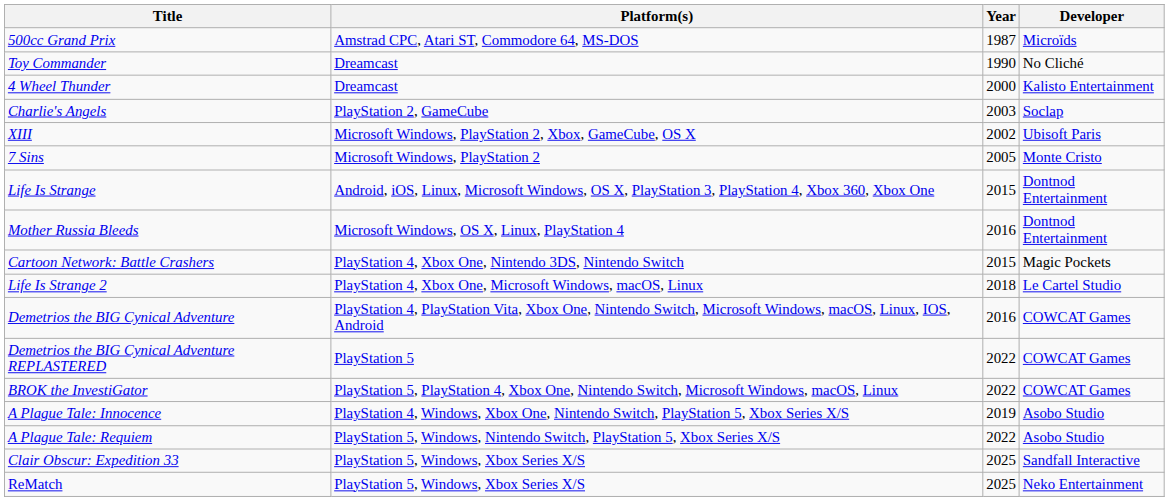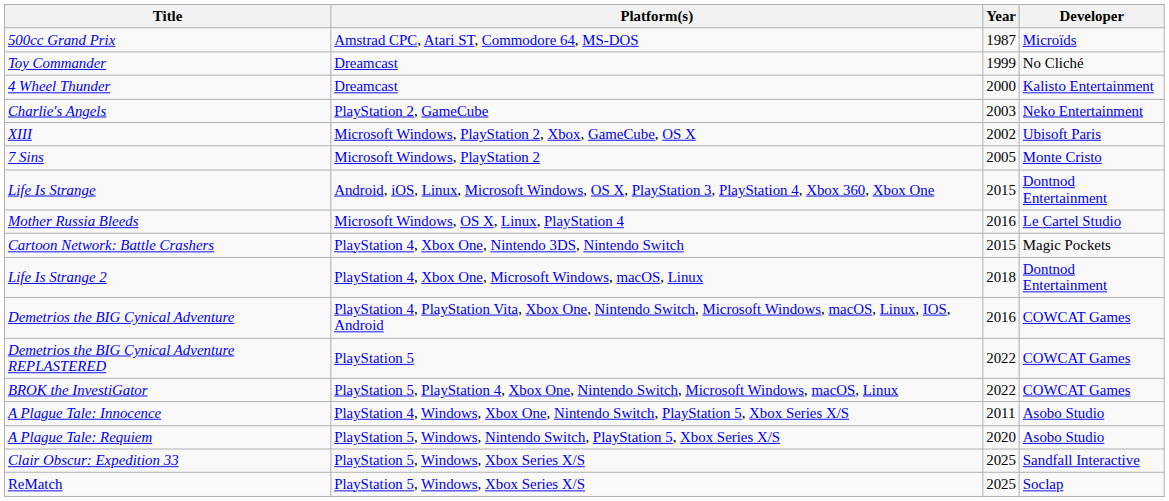(1001, 63) 1990 -> (1001, 63) 1999
(1043, 110) Soclap -> (1083, 110) Neko Entertainment
(1065, 230) Dontnod Entertainment -> (1072, 221) Le Cartel Studio
(1072, 285) Le Cartel Studio -> (1065, 277) Dontnod Entertainment
(1001, 413) 2019 -> (1001, 413) 2011
(1001, 437) 2022 -> (1001, 437) 2020
(1083, 484) Neko Entertainment -> (1043, 484) Soclap
